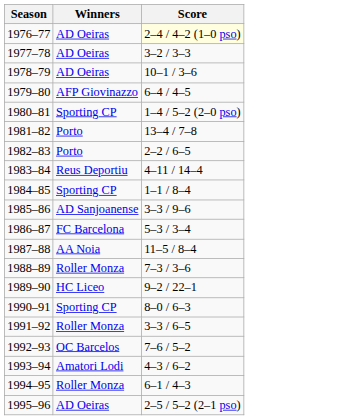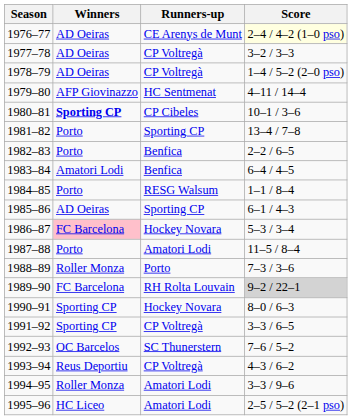+ column: (193, 14)
(171, 72) 10–1 / 3–6 -> (296, 72) 1–4 / 5–2 (2–0 pso)
(167, 92) 6–4 / 4–5 -> (277, 92) 4–11 / 14–4
(86, 111) normal -> (89, 111) bold
(192, 111) 1–4 / 5–2 (2–0 pso) -> (274, 111) 10–1 / 3–6
(92, 170) Reus Deportiu -> (90, 170) Amatori Lodi
(173, 170) 4–11 / 14–4 -> (271, 170) 6–4 / 4–5
(86, 190) Sporting CP -> (69, 190) Porto
(97, 209) AD Sanjoanense -> (83, 209) AD Oeiras
(167, 209) 3–3 / 9–6 -> (271, 209) 6–1 / 4–3
(90, 229) no background -> (90, 229) pink background
(78, 248) AA Noia -> (69, 248) Porto
(80, 287) HC Liceo -> (90, 287) FC Barcelona
(171, 287) no background -> (274, 287) lightgrey background
(90, 326) Roller Monza -> (86, 326) Sporting CP
(90, 365) Amatori Lodi -> (92, 365) Reus Deportiu
(167, 385) 6–1 / 4–3 -> (271, 385) 3–3 / 9–6
(83, 405) AD Oeiras -> (80, 405) HC Liceo
